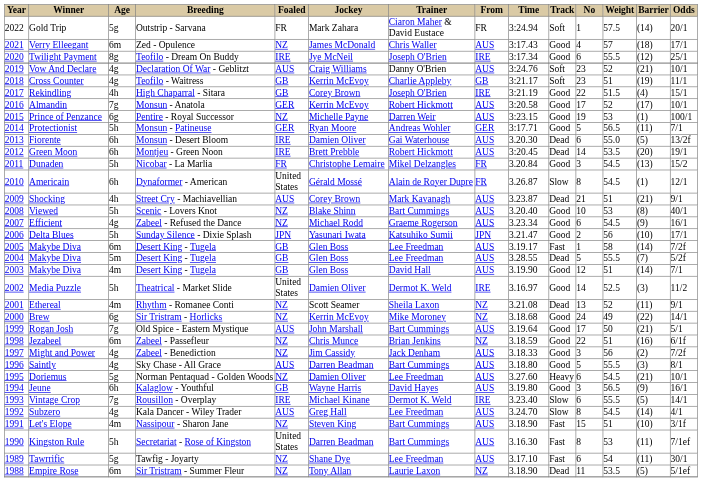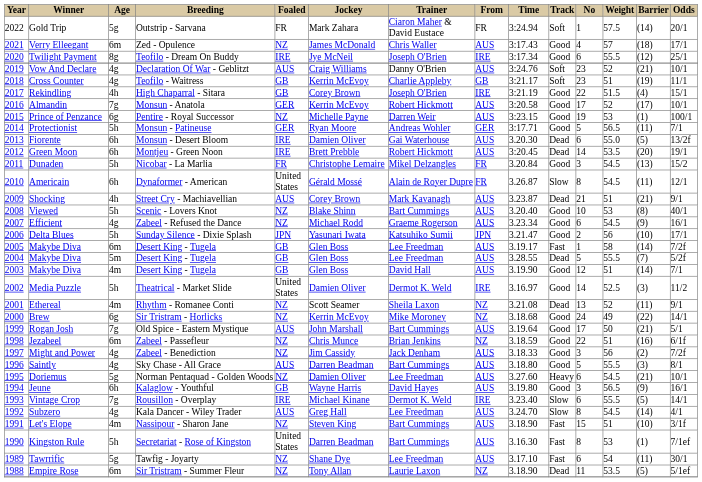(642, 181) (1) -> (645, 181) (11)
(645, 441) (11) -> (642, 441) (1)
